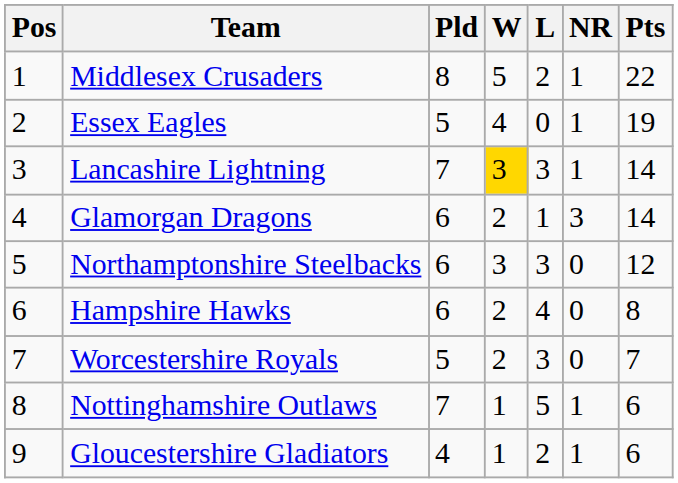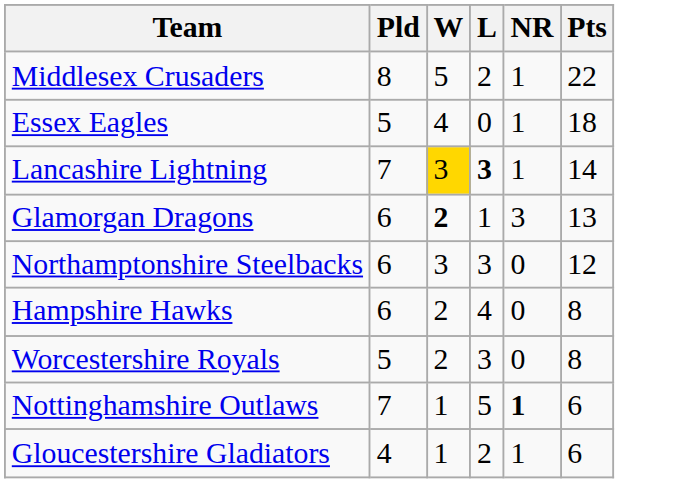- column: (34, 28)
(640, 122) 19 -> (582, 122) 18
(543, 169) normal -> (484, 169) bold
(499, 216) normal -> (441, 216) bold
(640, 216) 14 -> (582, 216) 13
(633, 358) 7 -> (575, 358) 8
(576, 405) normal -> (518, 405) bold
